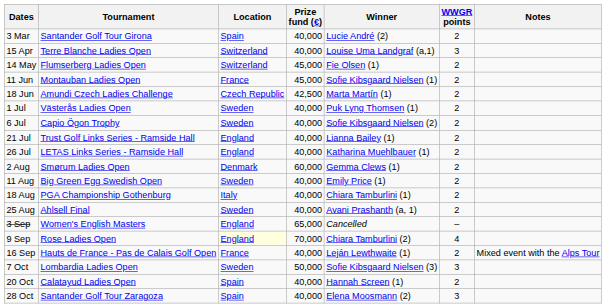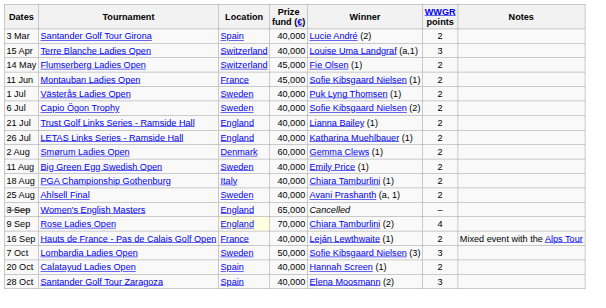- row: (20, 94)
